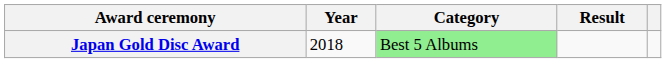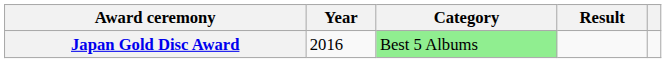(326, 44) 2018 -> (326, 44) 2016
